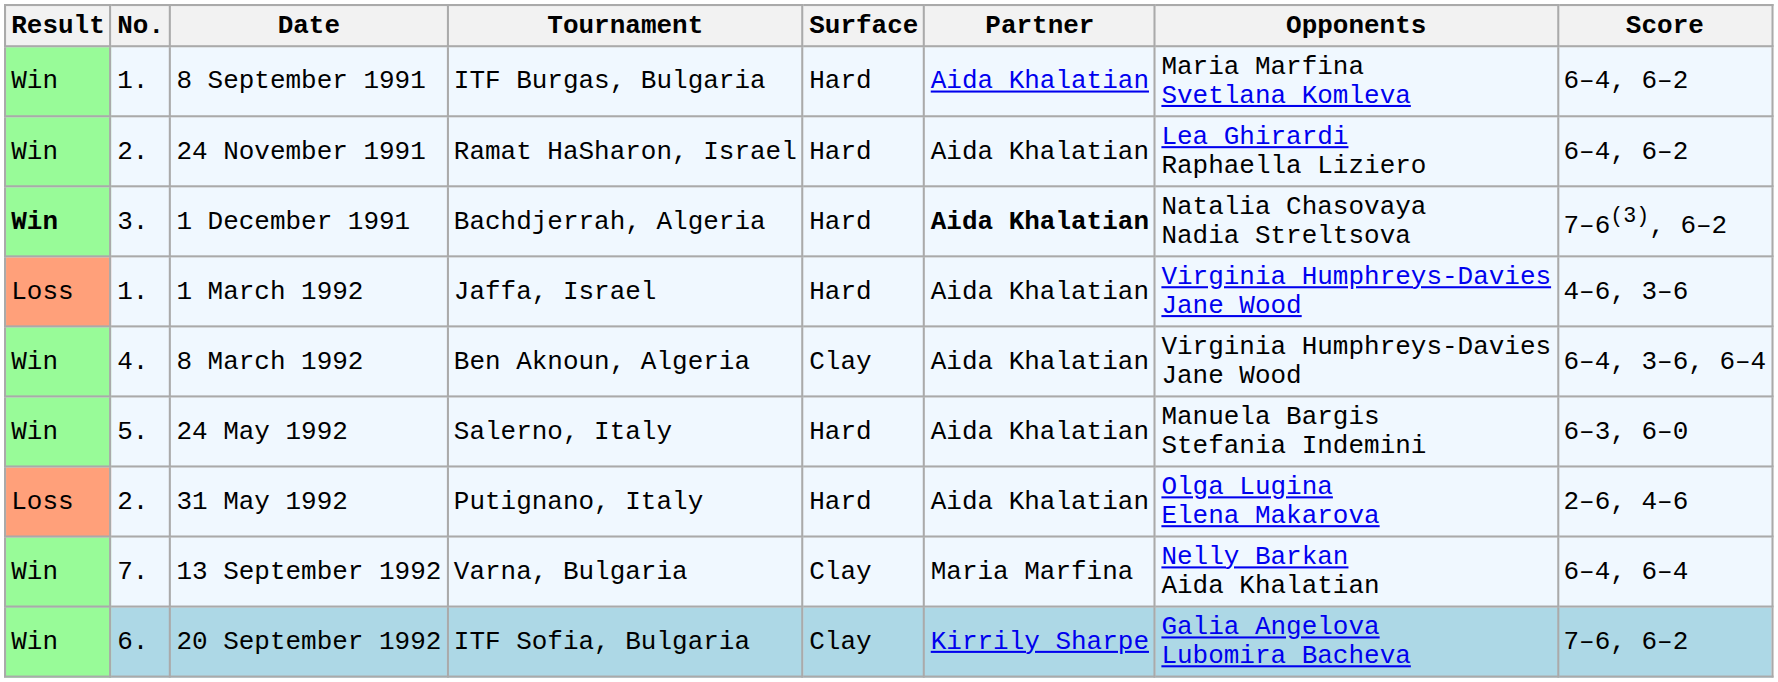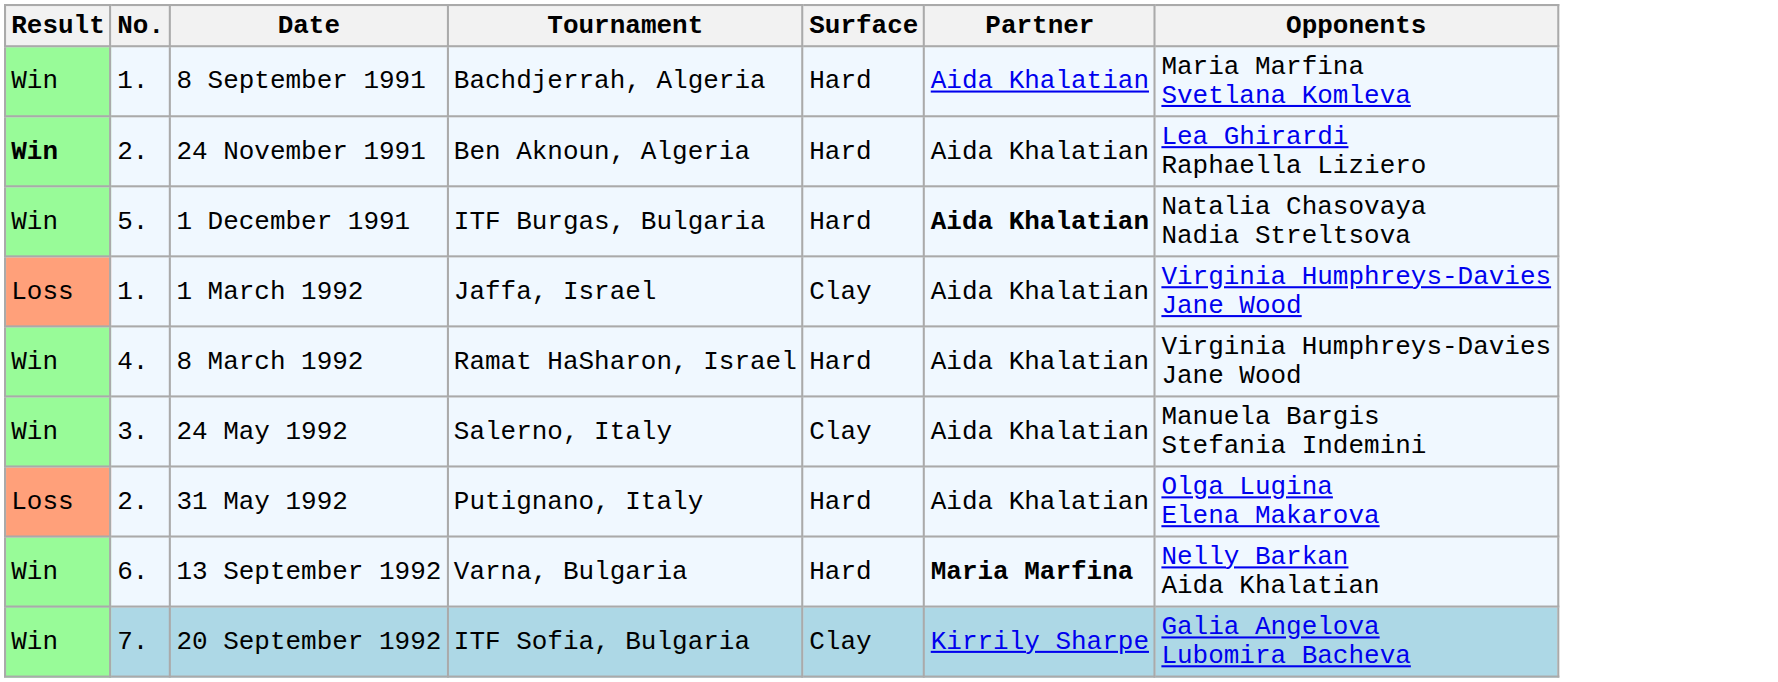- column: (1665, 25)
(610, 81) ITF Burgas, Bulgaria -> (610, 81) Bachdjerrah, Algeria
(35, 151) normal -> (35, 151) bold
(625, 151) Ramat HaSharon, Israel -> (602, 151) Ben Aknoun, Algeria
(35, 221) bold -> (35, 221) normal
(133, 221) 3. -> (133, 221) 5.
(610, 221) Bachdjerrah, Algeria -> (610, 221) ITF Burgas, Bulgaria
(840, 291) Hard -> (840, 291) Clay
(602, 361) Ben Aknoun, Algeria -> (625, 361) Ramat HaSharon, Israel
(840, 361) Clay -> (840, 361) Hard
(133, 431) 5. -> (133, 431) 3.
(840, 431) Hard -> (840, 431) Clay
(133, 572) 7. -> (133, 572) 6.
(840, 572) Clay -> (840, 572) Hard
(1032, 572) normal -> (1032, 572) bold
(133, 642) 6. -> (133, 642) 7.
